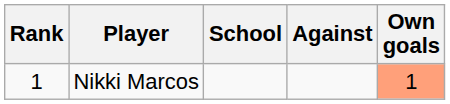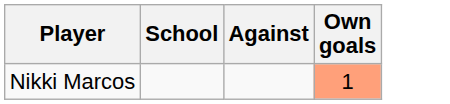- column: (37, 34)
